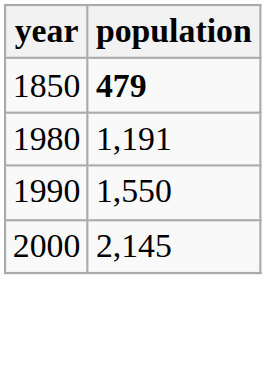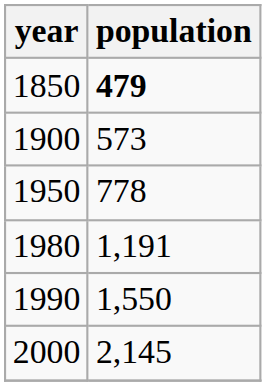+ row: (47, 138)
+ row: (47, 191)
